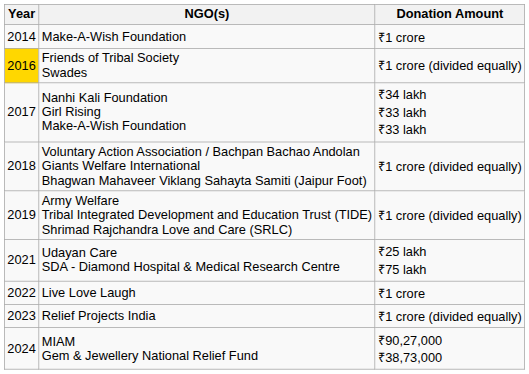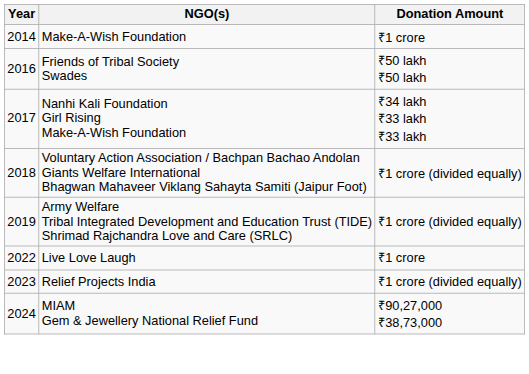(22, 65) gold background -> (22, 68) no background
(450, 66) ₹1 crore (divided equally) -> (402, 69) ₹50 lakh ₹50 lakh
- row: (191, 260)
